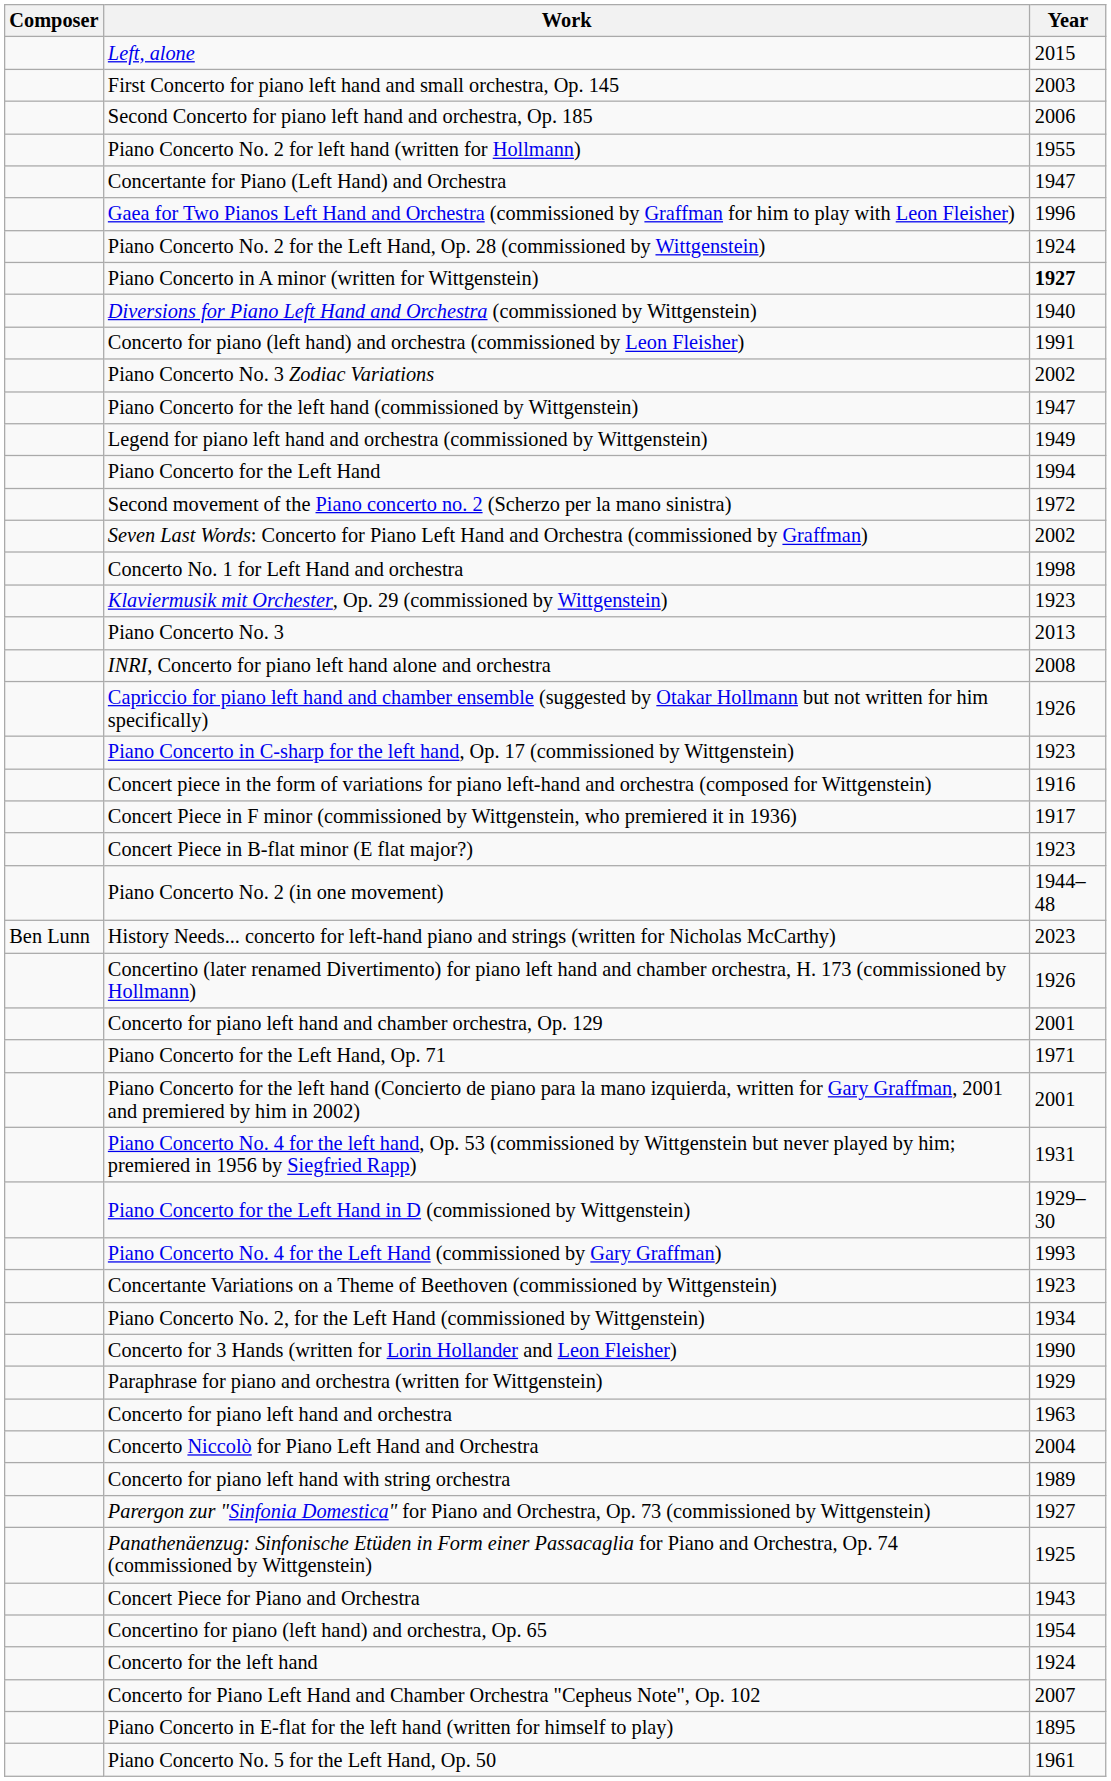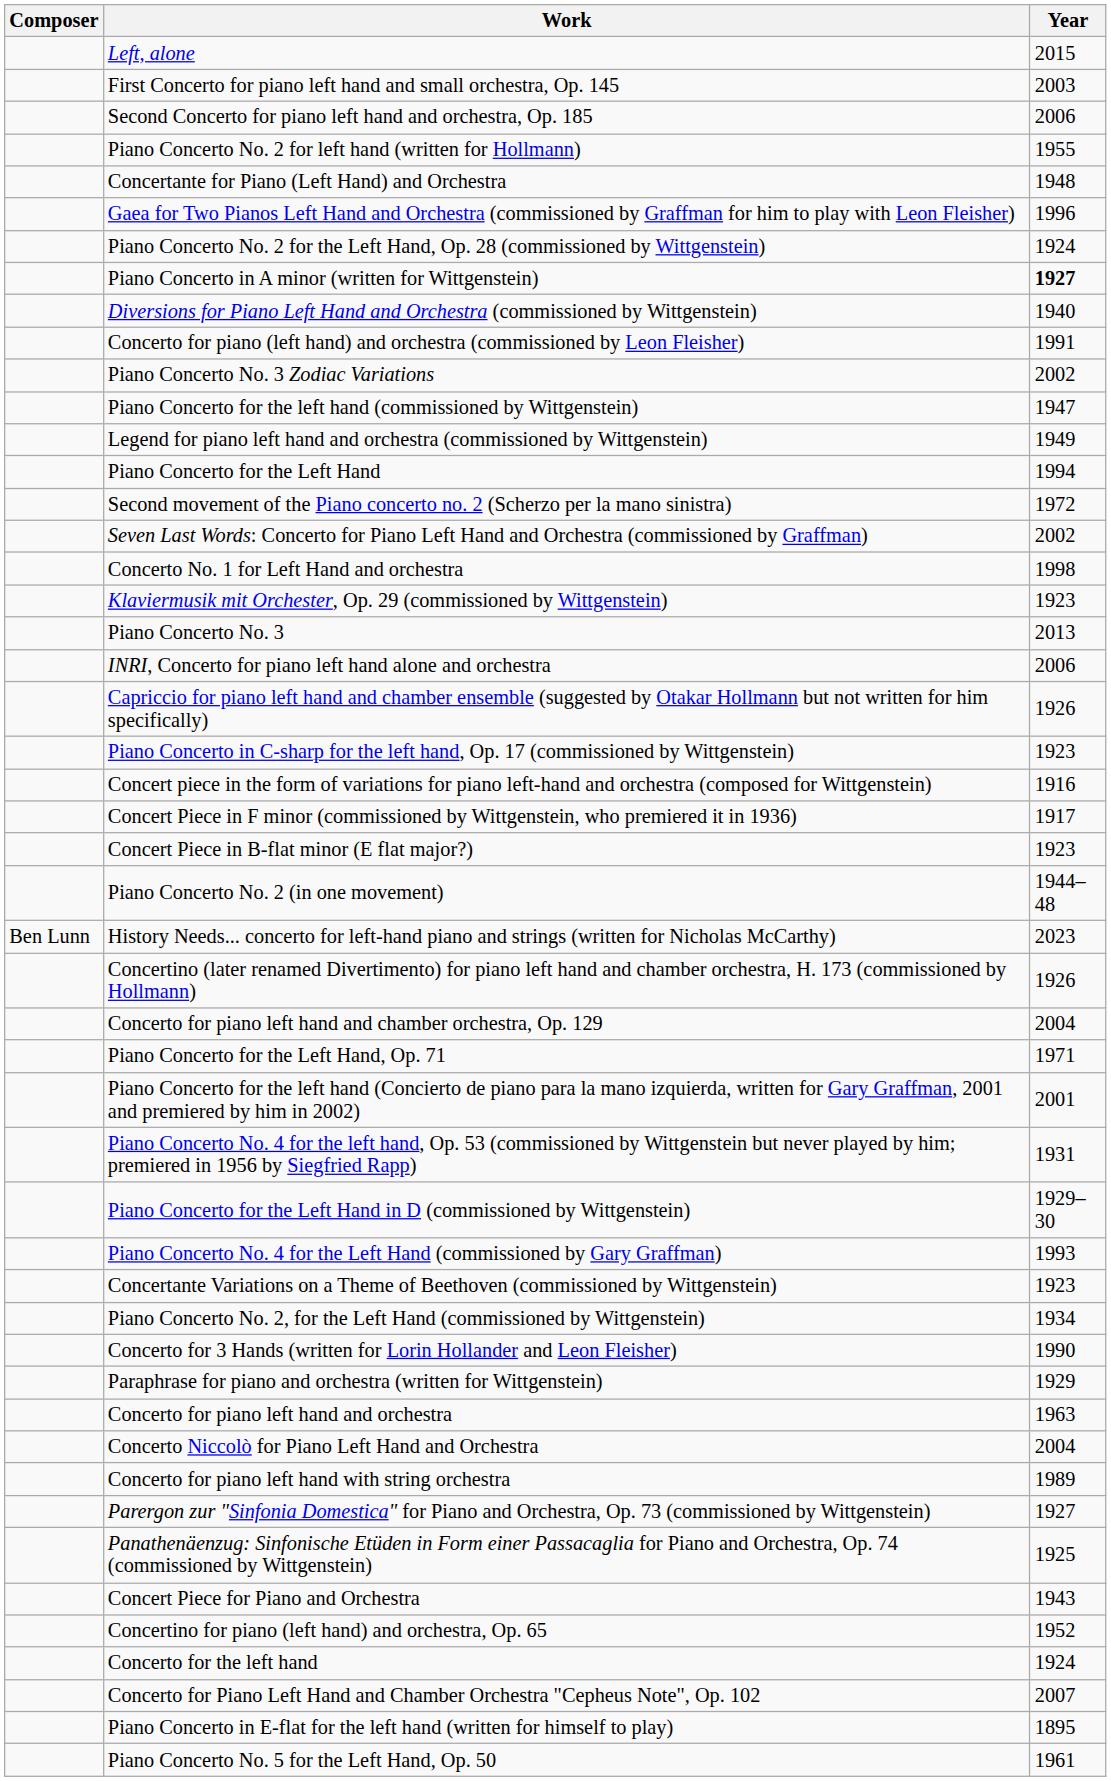(1055, 181) 1947 -> (1055, 181) 1948
(1055, 665) 2008 -> (1055, 665) 2006
(1055, 1023) 2001 -> (1055, 1023) 2004
(1055, 1630) 1954 -> (1055, 1630) 1952
